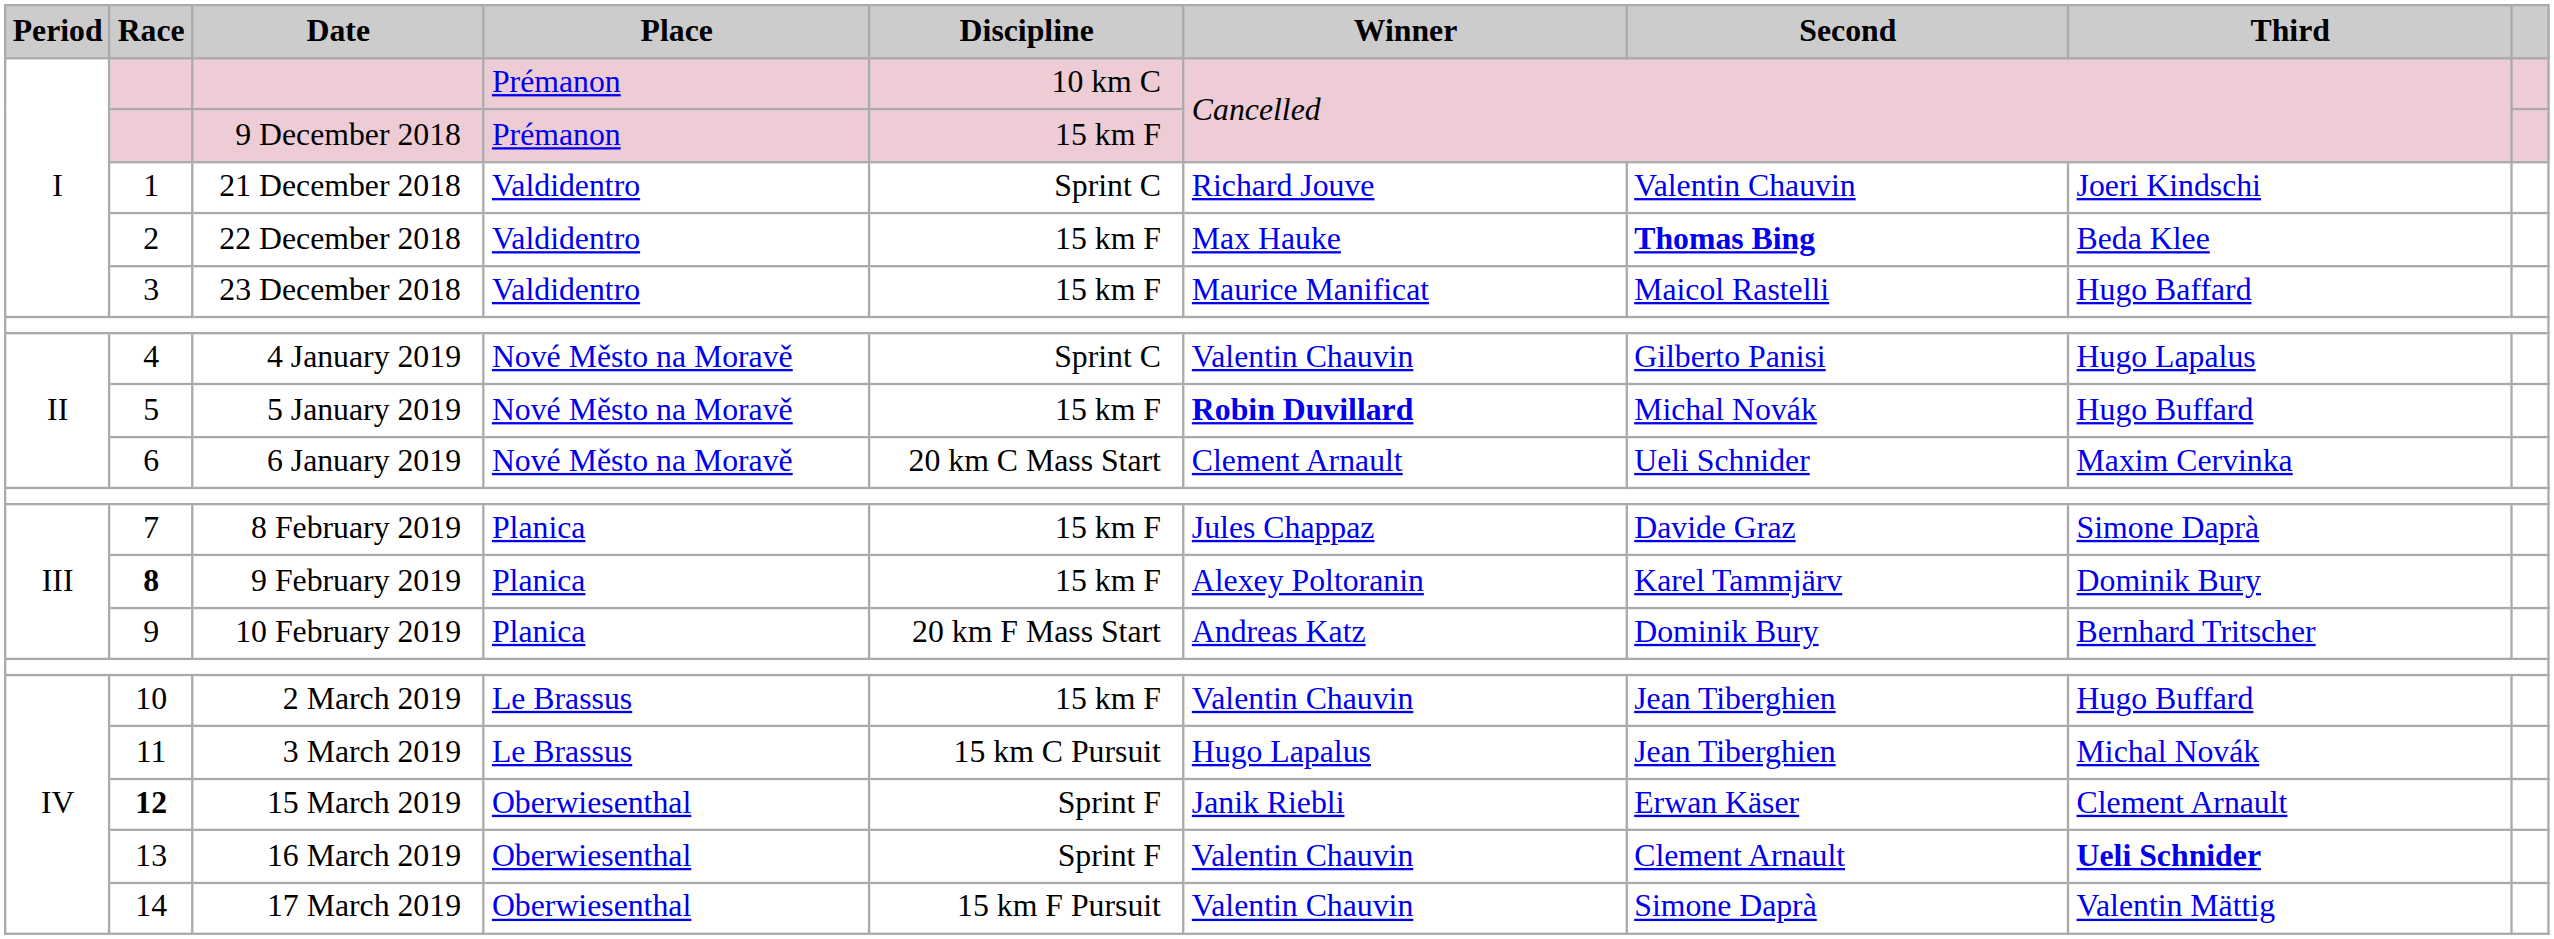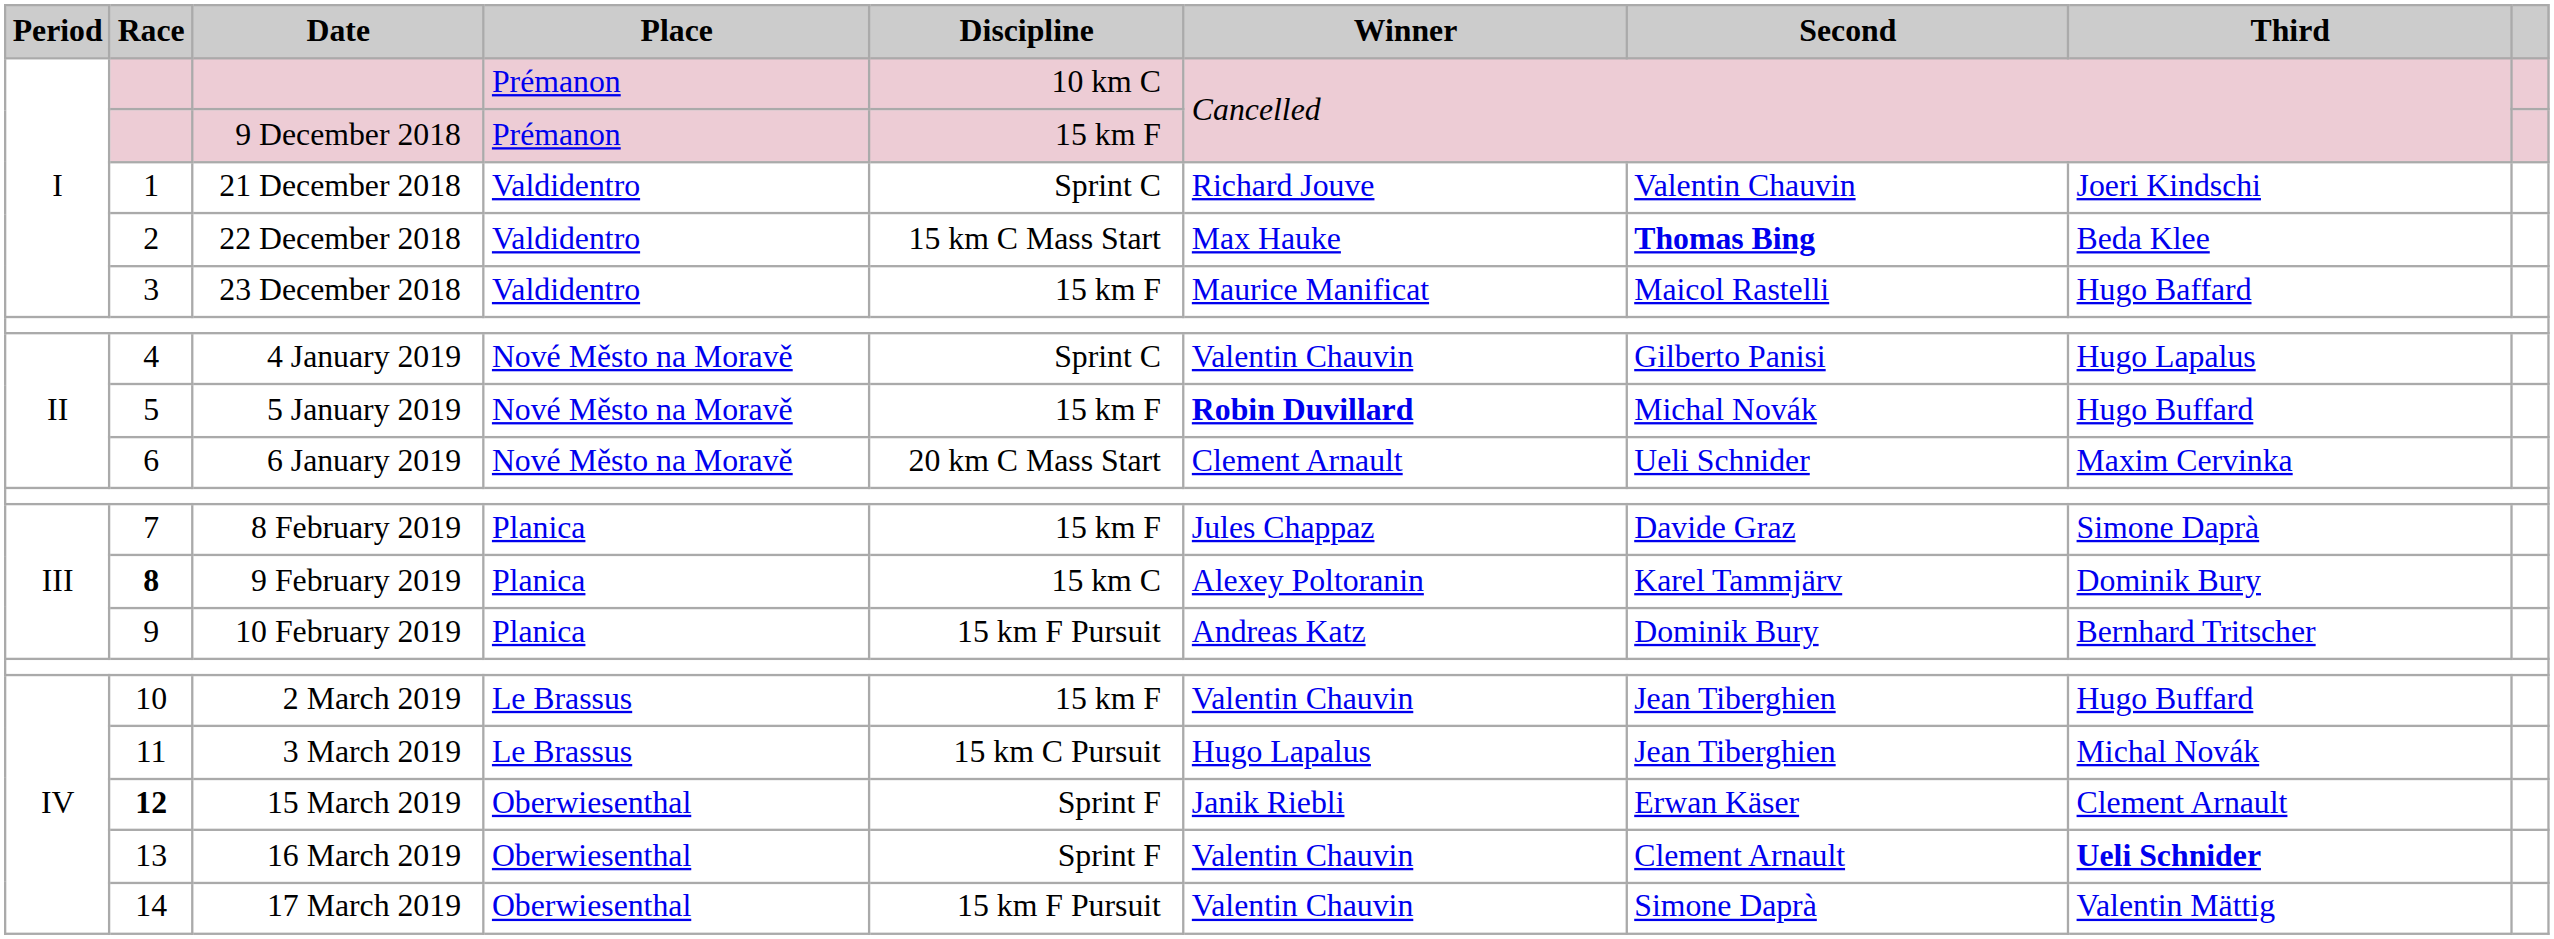(1116, 238) 15 km F -> (1043, 238) 15 km C Mass Start
(1116, 580) 15 km F -> (1114, 580) 15 km C
(1044, 631) 20 km F Mass Start -> (1067, 631) 15 km F Pursuit
